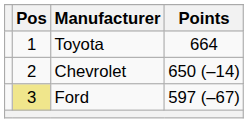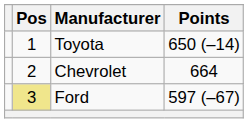(204, 44) 664 -> (204, 44) 650 (–14)
(204, 71) 650 (–14) -> (204, 71) 664
